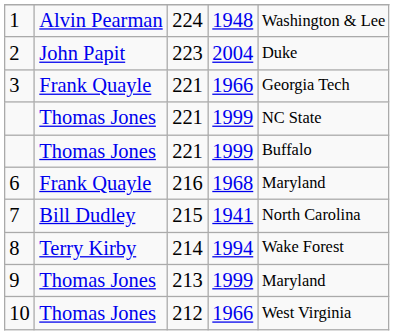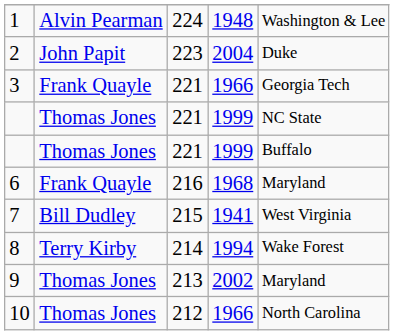(311, 215) North Carolina -> (307, 215) West Virginia
(233, 280) 1999 -> (233, 280) 2002
(307, 313) West Virginia -> (311, 313) North Carolina
